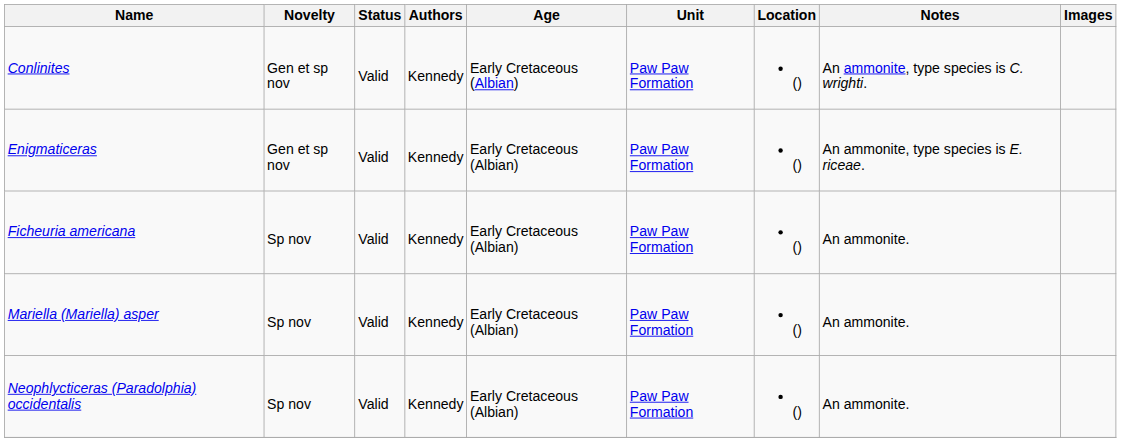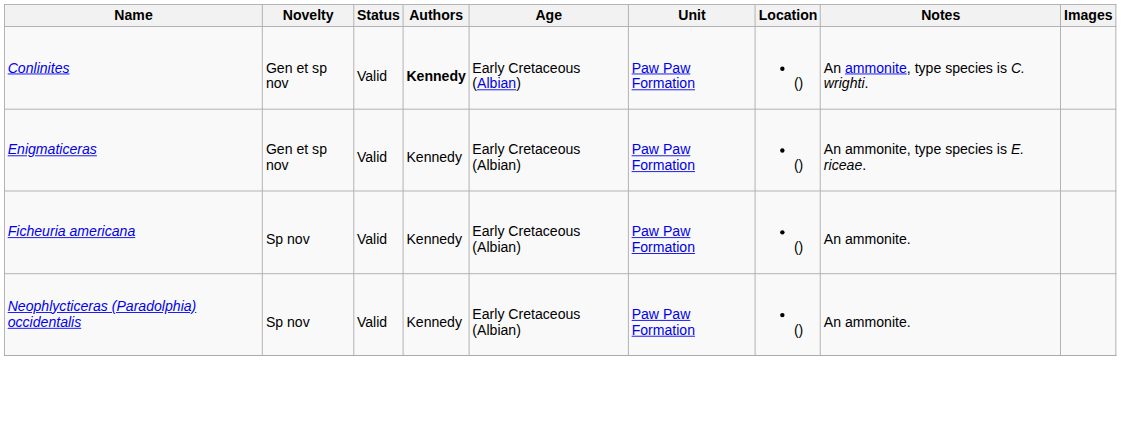(436, 75) normal -> (436, 75) bold
- row: (83, 314)
